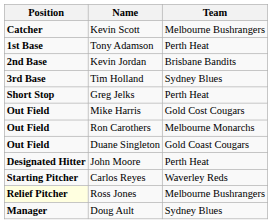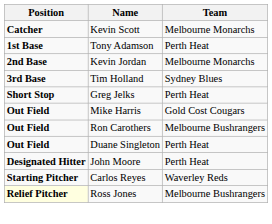(215, 29) Melbourne Bushrangers -> (210, 29) Melbourne Monarchs
(200, 62) Brisbane Bandits -> (210, 62) Melbourne Monarchs
(210, 128) Melbourne Monarchs -> (215, 128) Melbourne Bushrangers
(207, 144) Gold Coast Cougars -> (187, 144) Perth Heat
- row: (112, 210)
